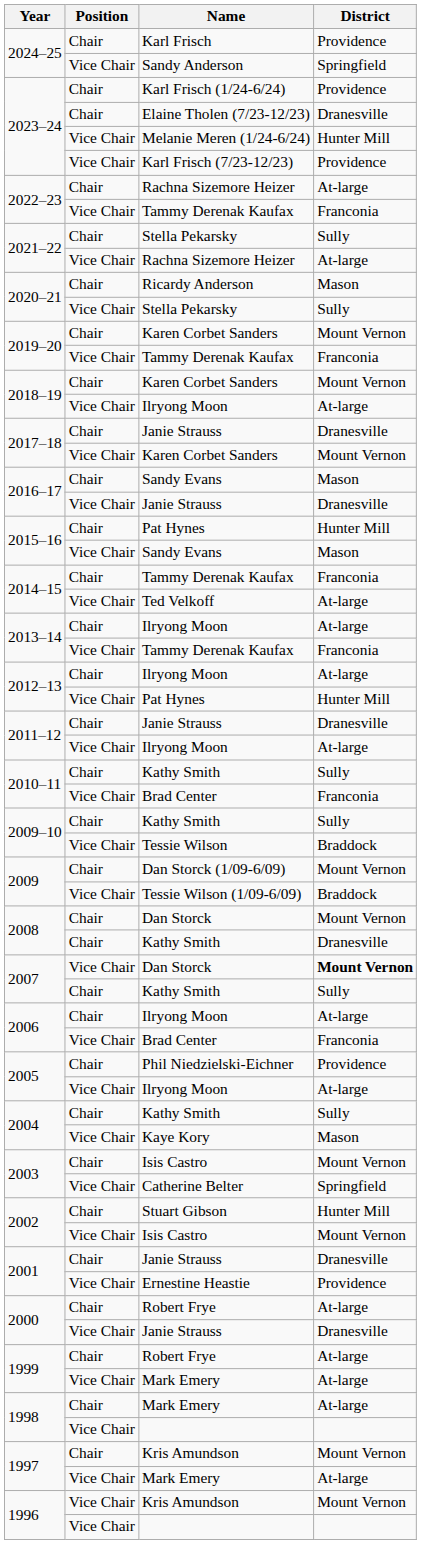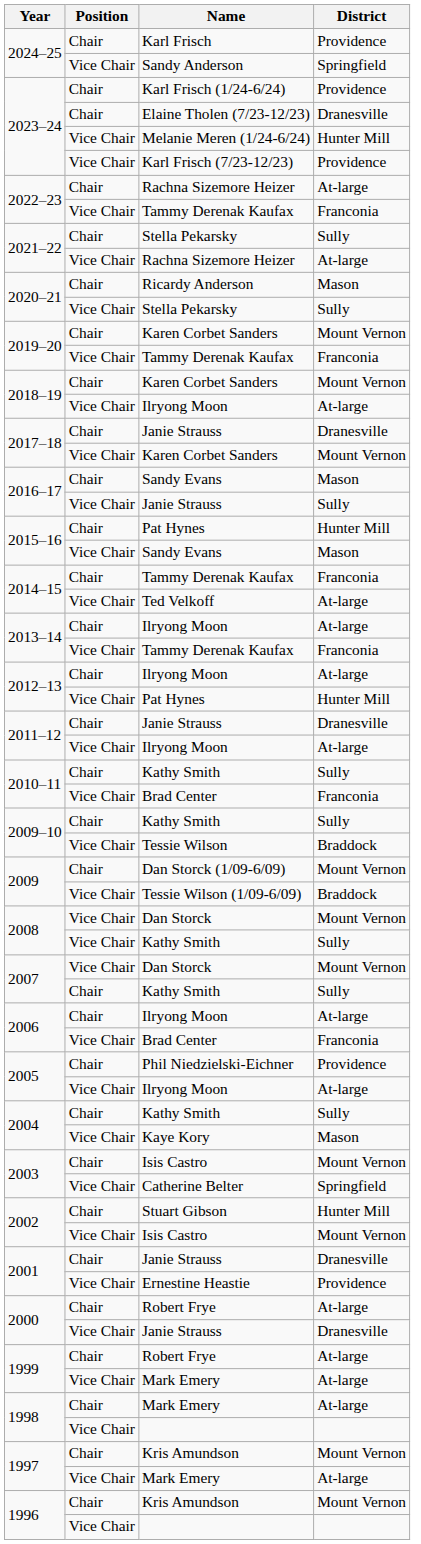(353, 503) Dranesville -> (333, 503) Sully
(86, 917) Chair -> (102, 917) Vice Chair
(86, 942) Chair -> (102, 942) Vice Chair
(353, 942) Dranesville -> (333, 942) Sully
(365, 966) bold -> (362, 966) normal
(102, 1502) Vice Chair -> (86, 1502) Chair
